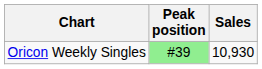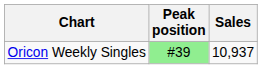(233, 52) 10,930 -> (233, 52) 10,937
